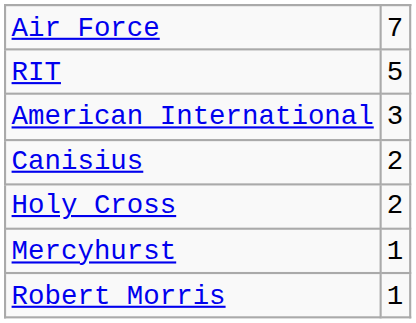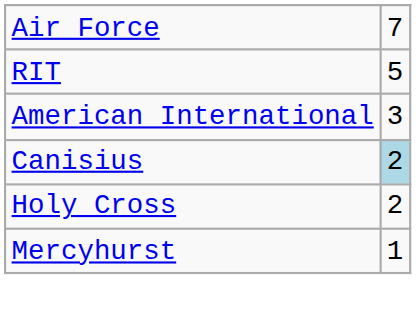(395, 162) no background -> (395, 162) lightblue background
- row: (119, 296)
